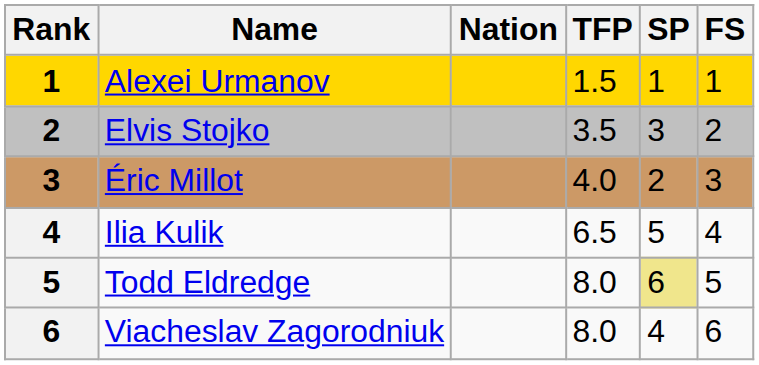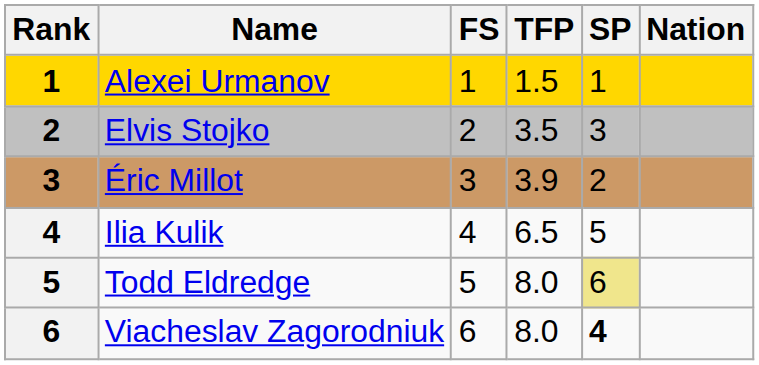columns swapped: (508, 29) <-> (725, 29)
(595, 181) 4.0 -> (536, 181) 3.9
(656, 332) normal -> (598, 332) bold
